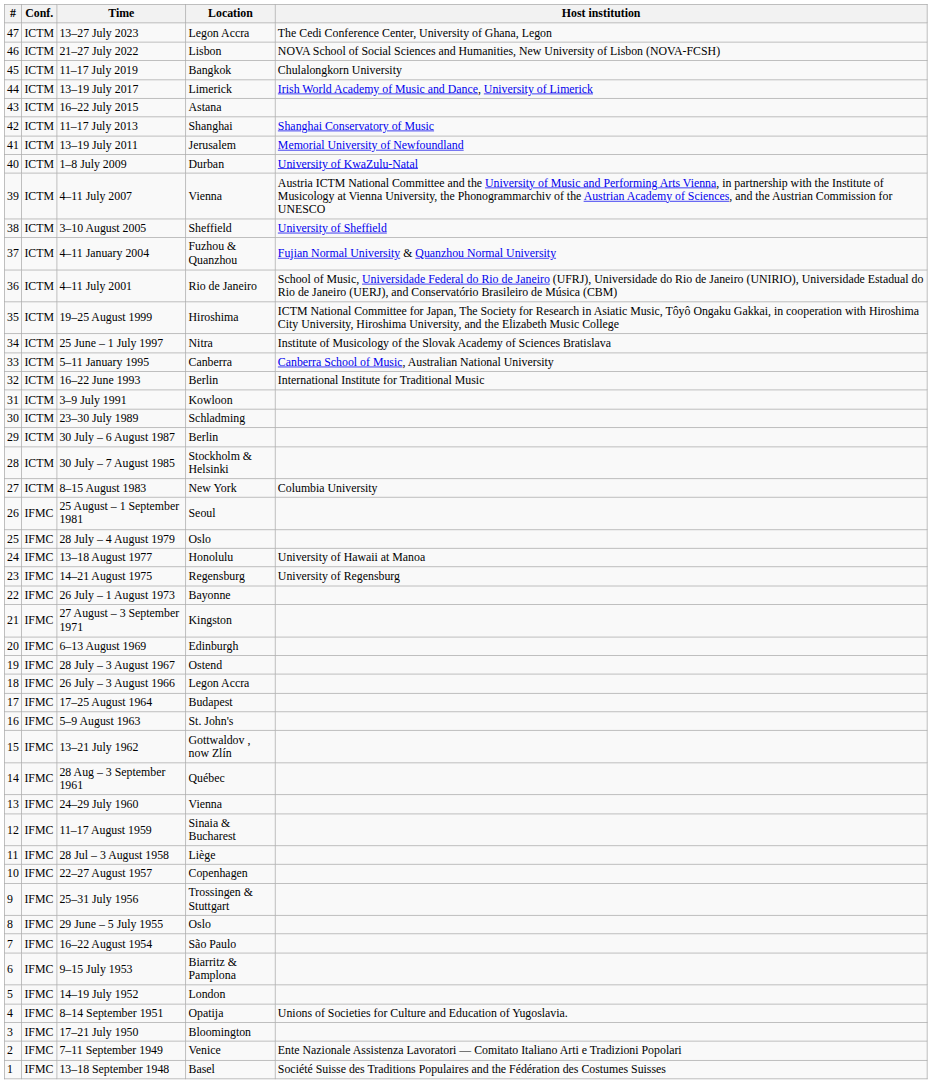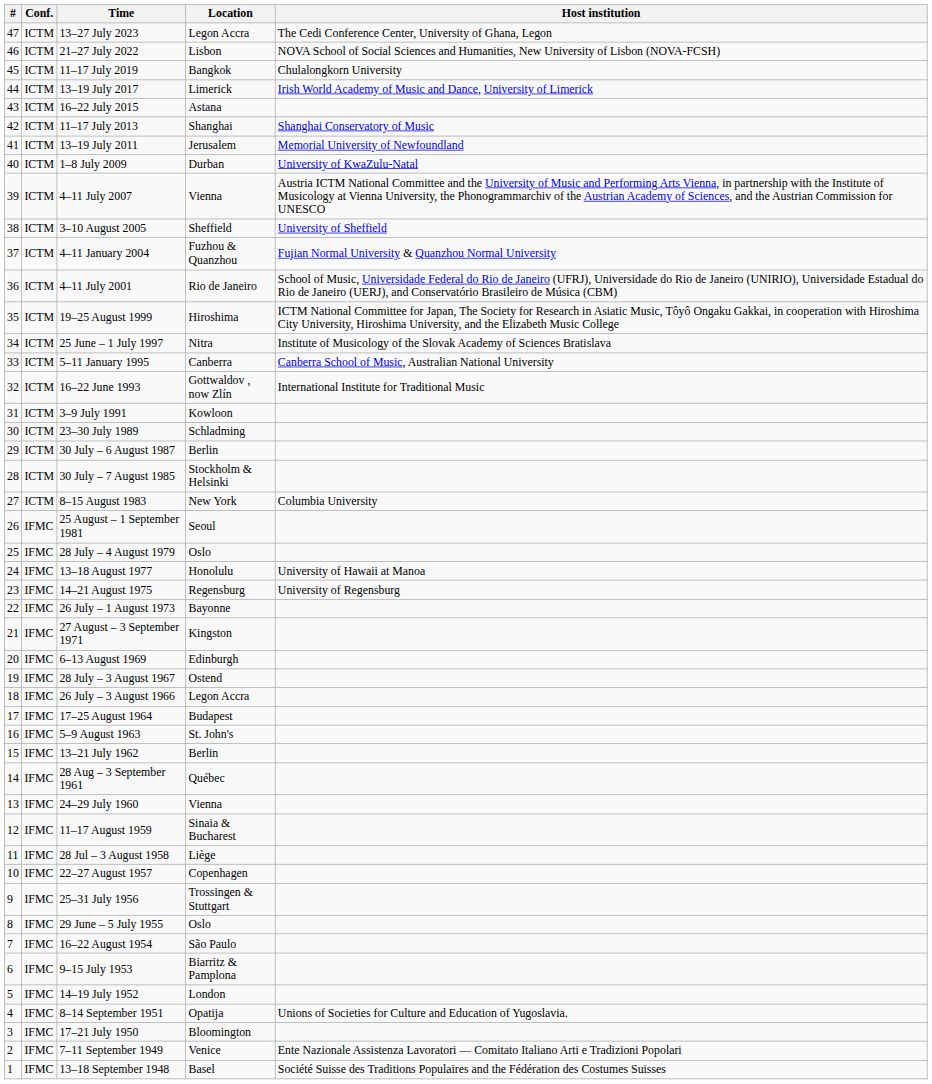(203, 380) Berlin -> (219, 387) Gottwaldov , now Zlín
(219, 746) Gottwaldov , now Zlín -> (203, 753) Berlin
